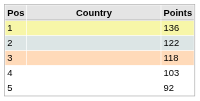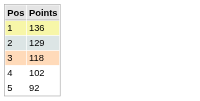- column: (94, 12)
(171, 43) 122 -> (37, 43) 129
(171, 73) 103 -> (37, 73) 102
